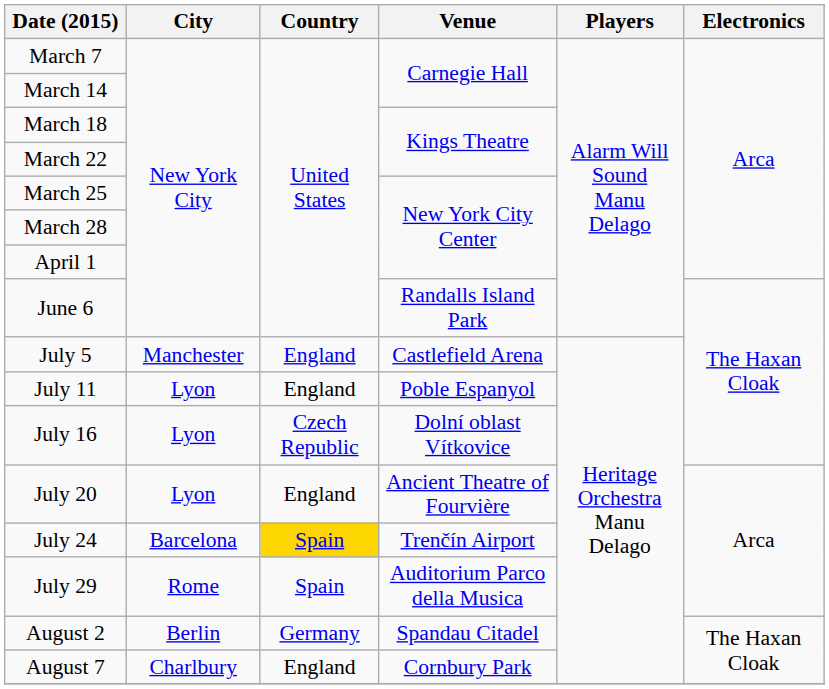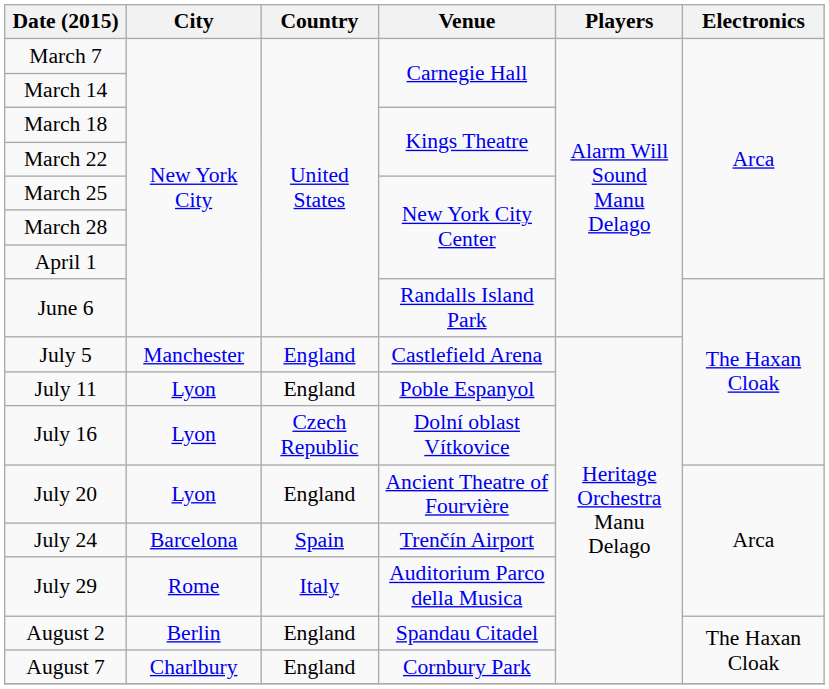(320, 539) gold background -> (319, 539) no background
(320, 586) Spain -> (319, 586) Italy
(320, 632) Germany -> (319, 632) England
